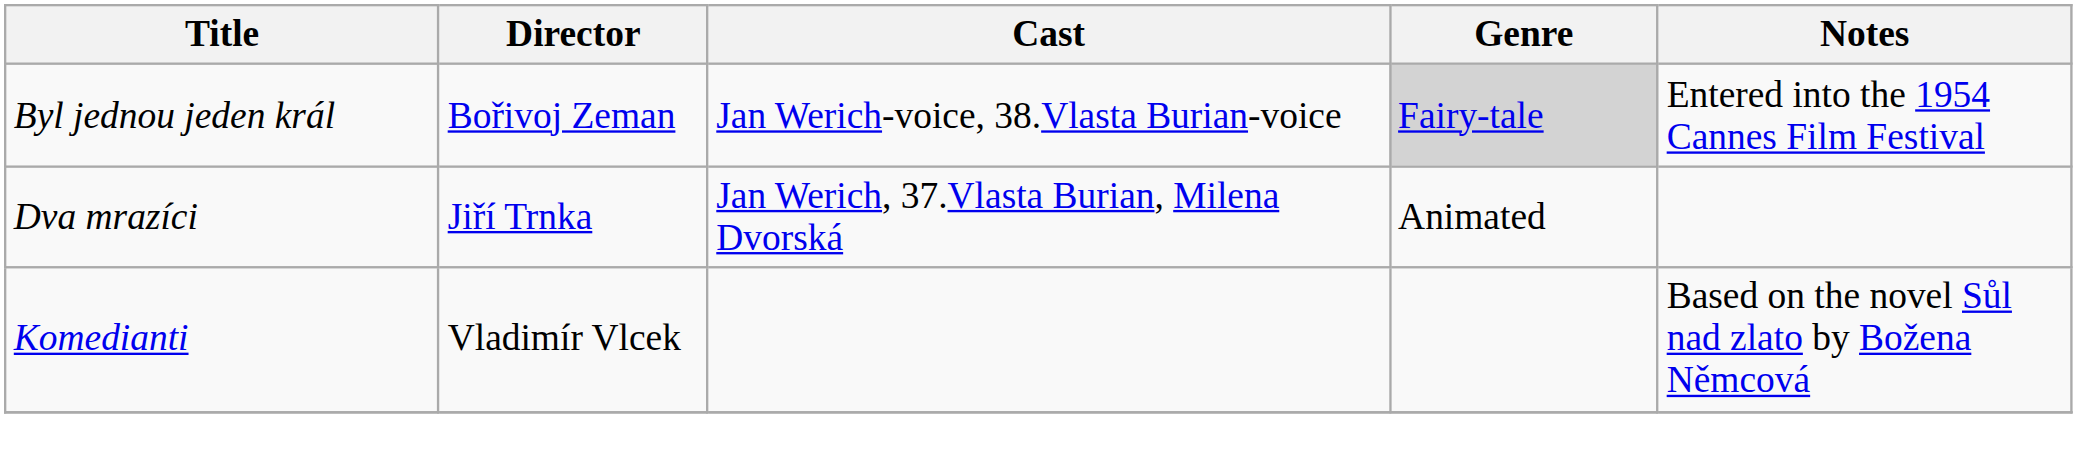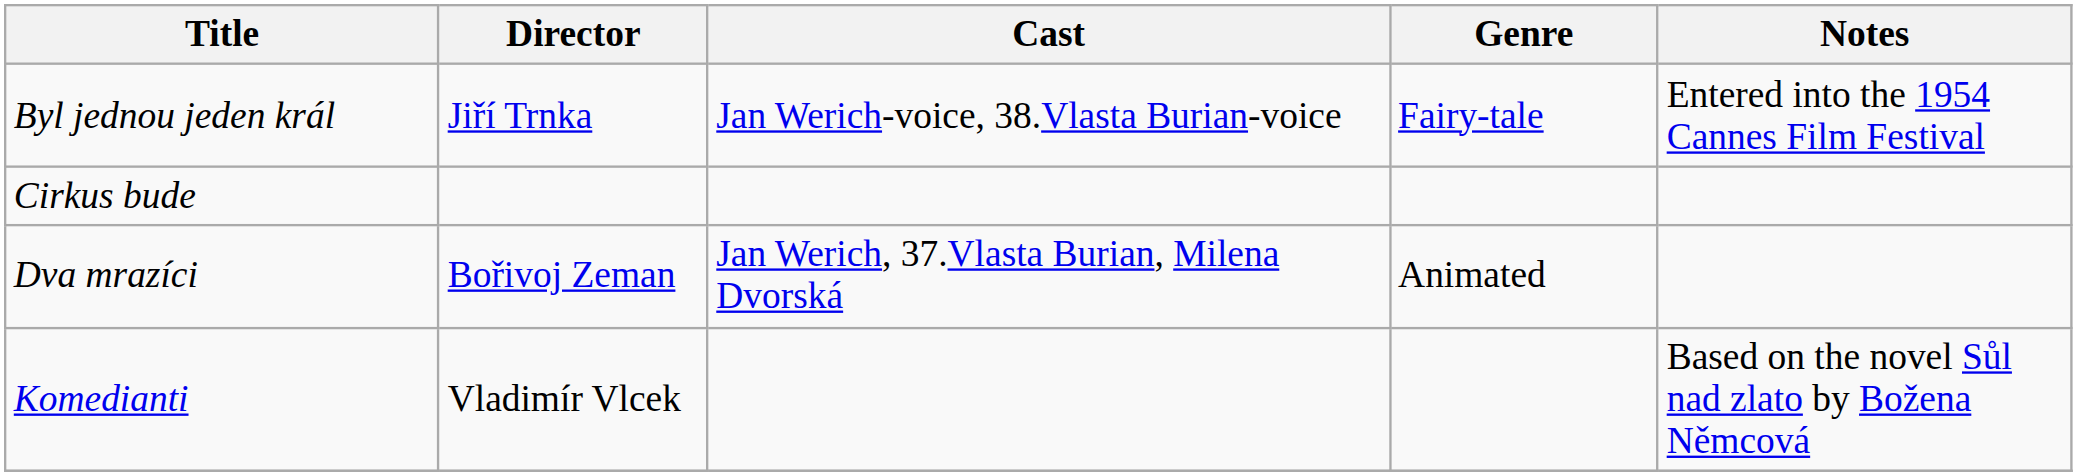(562, 114) Bořivoj Zeman -> (520, 114) Jiří Trnka
(1471, 114) lightgrey background -> (1471, 114) no background
+ row: (105, 195)
(520, 216) Jiří Trnka -> (562, 275) Bořivoj Zeman
